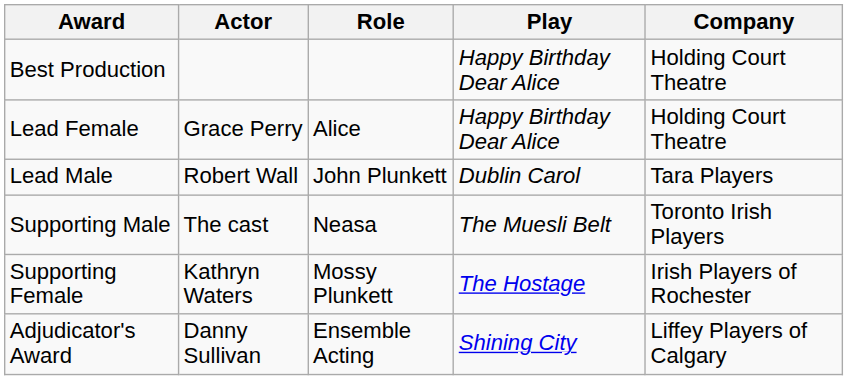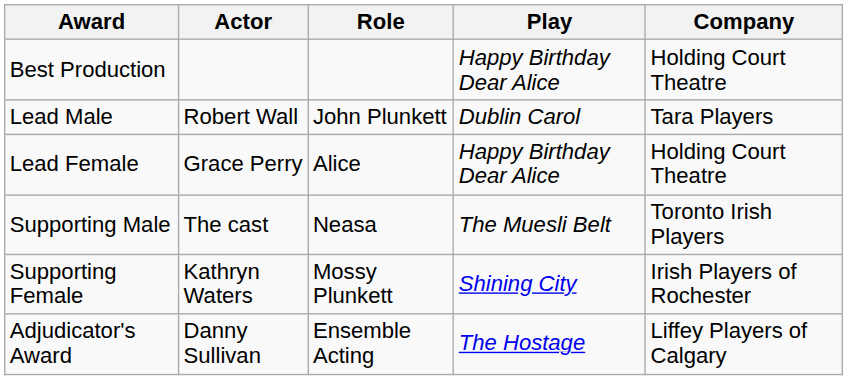rows swapped: (61, 176) <-> (74, 129)
(522, 284) The Hostage -> (518, 284) Shining City
(518, 343) Shining City -> (522, 343) The Hostage
